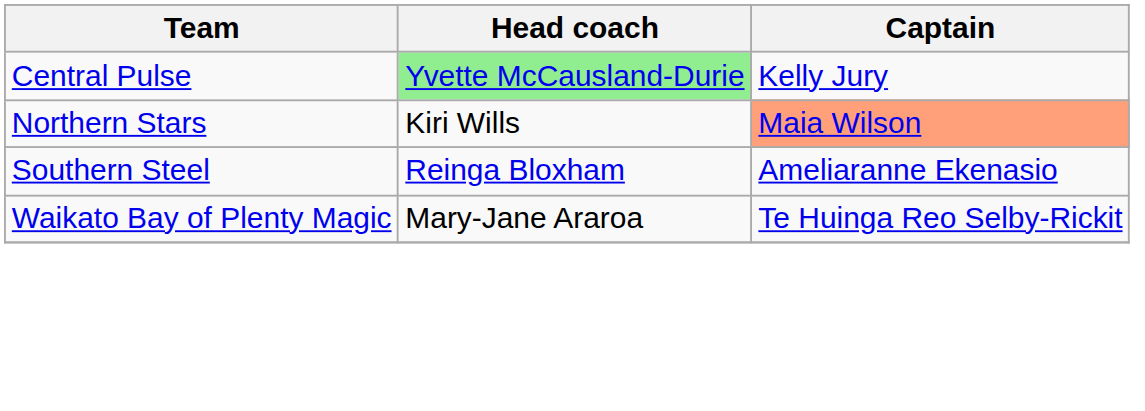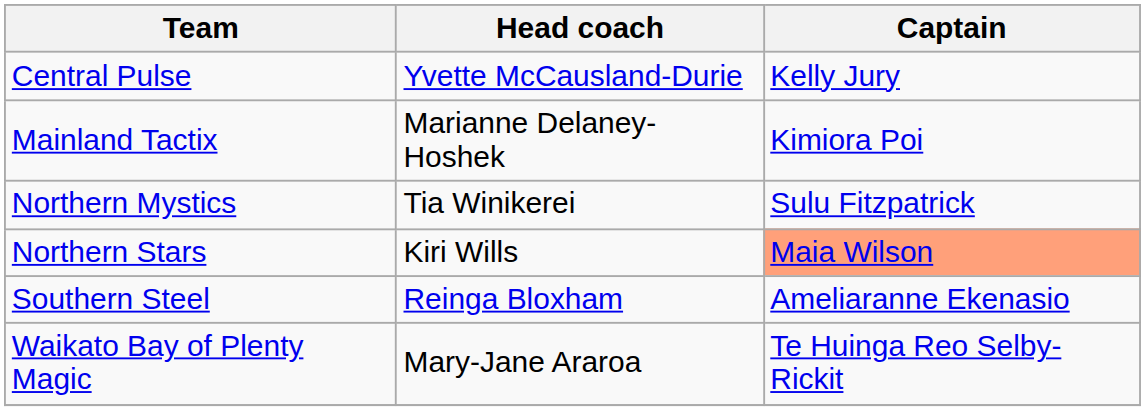(575, 75) lightgreen background -> (573, 75) no background
+ row: (115, 139)
+ row: (124, 204)
